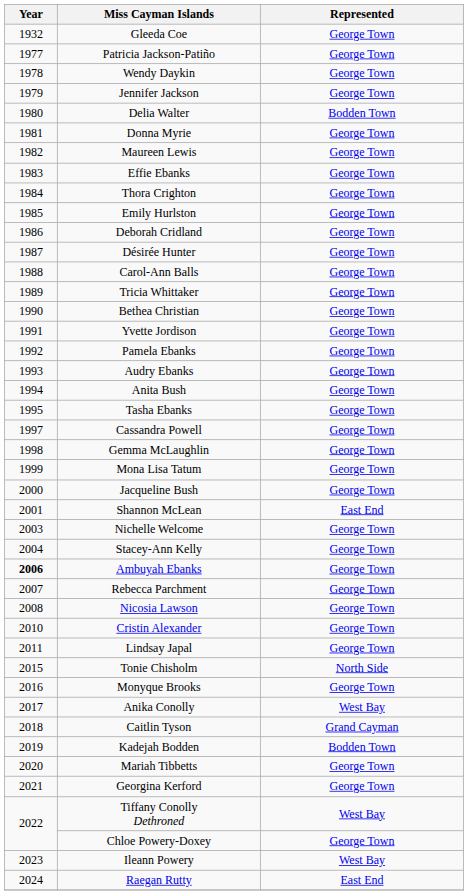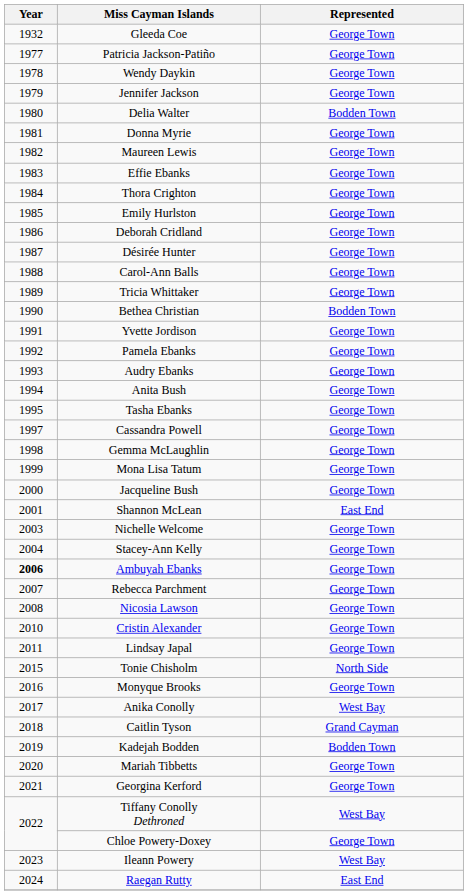(362, 311) George Town -> (362, 311) Bodden Town
